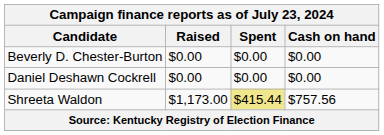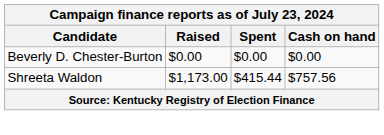- row: (82, 78)
(258, 99) khaki background -> (258, 78) no background
